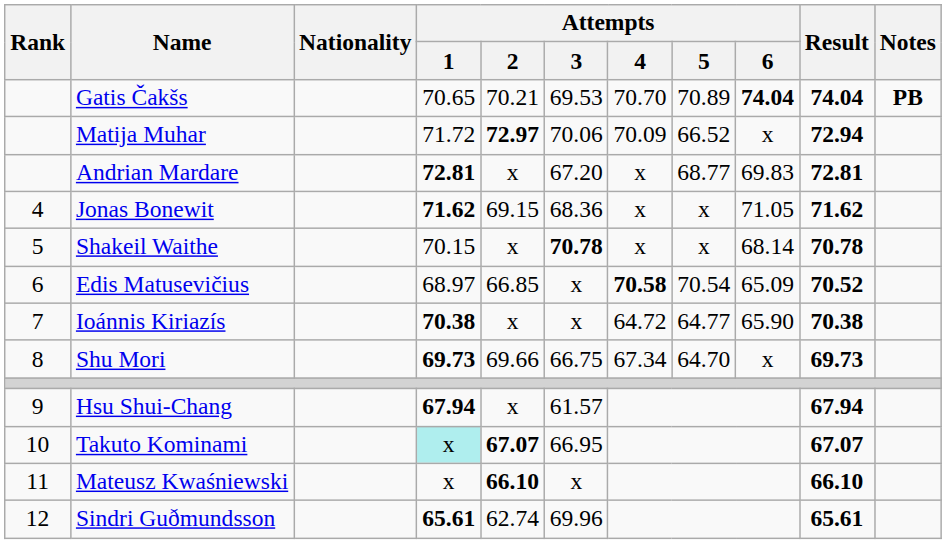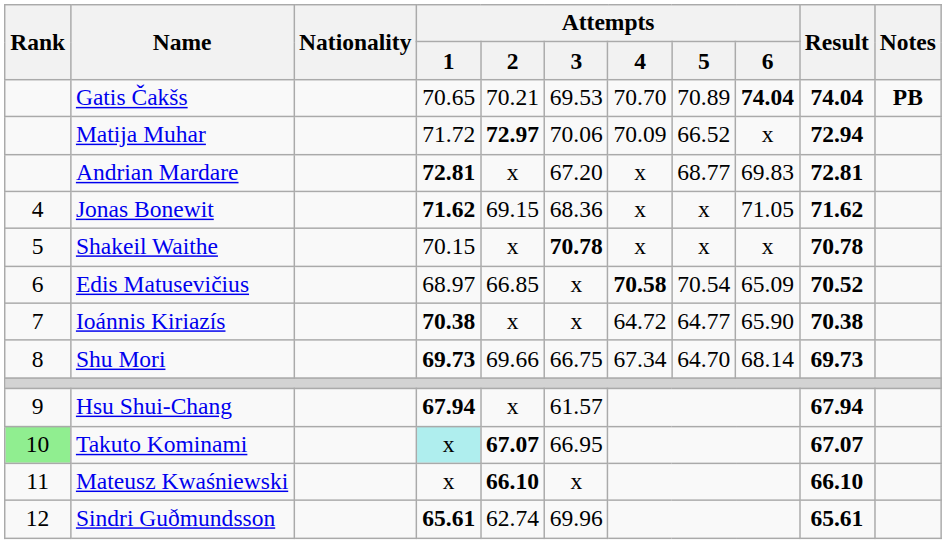(768, 246) 68.14 -> (768, 246) x
(768, 358) x -> (768, 358) 68.14
(38, 444) no background -> (38, 444) lightgreen background
